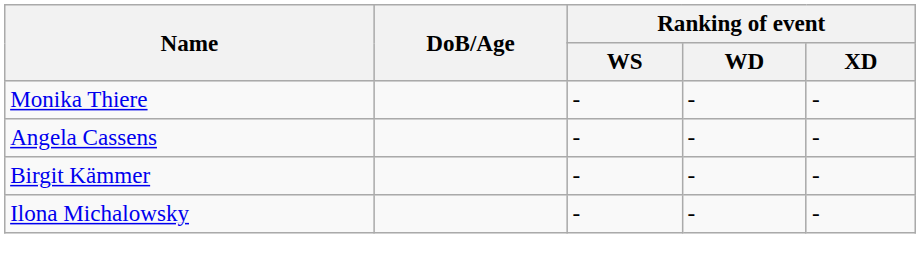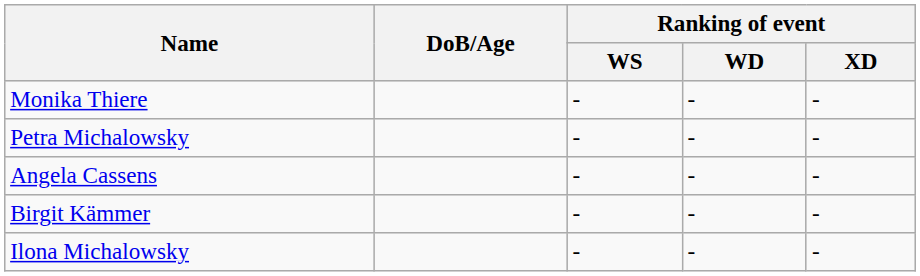+ row: (100, 138)
